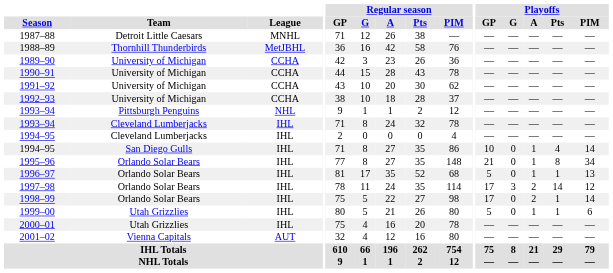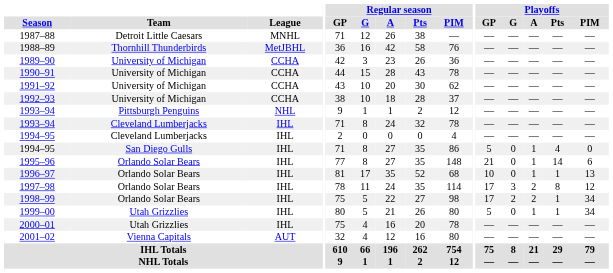(489, 149) 10 -> (489, 149) 5
(590, 149) 14 -> (590, 149) 0
(557, 161) 8 -> (557, 161) 14
(590, 161) 34 -> (590, 161) 6
(489, 174) 5 -> (489, 174) 10
(557, 186) 14 -> (557, 186) 8
(513, 199) 0 -> (513, 199) 2
(590, 199) 14 -> (590, 199) 34
(590, 212) 6 -> (590, 212) 34
